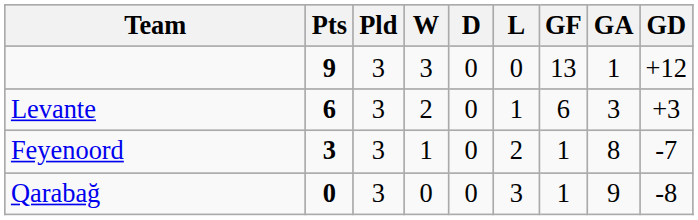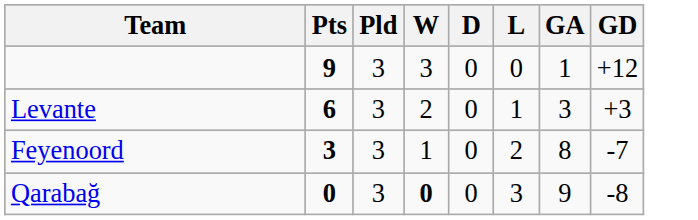- column: (563, 25)
(426, 192) normal -> (426, 192) bold
